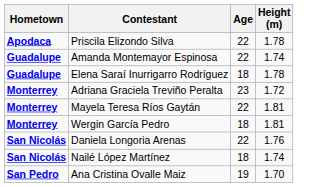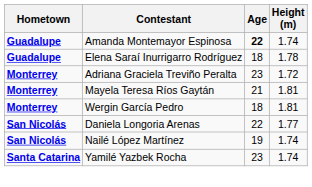- row: (122, 41)
(243, 58) normal -> (257, 41) bold
(243, 108) 22 -> (257, 91) 21
(274, 141) 1.76 -> (288, 124) 1.77
(243, 157) 18 -> (257, 141) 19
- row: (128, 174)
+ row: (136, 157)
